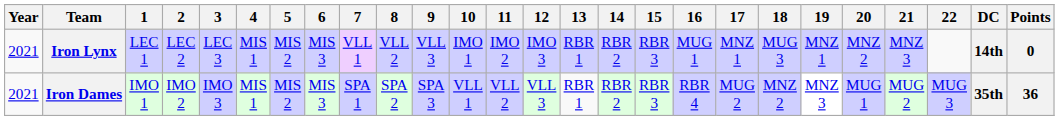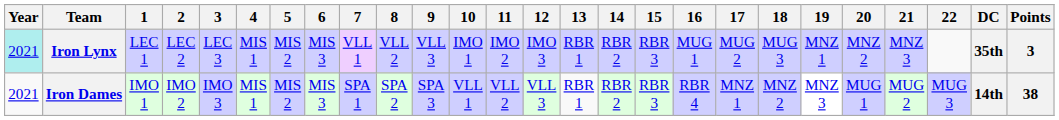(23, 50) no background -> (23, 50) paleturquoise background
(737, 50) MNZ 1 -> (737, 50) MUG 2
(989, 50) 14th -> (989, 50) 35th
(1030, 50) 0 -> (1030, 50) 3
(737, 93) MUG 2 -> (737, 93) MNZ 1
(989, 93) 35th -> (989, 93) 14th
(1030, 93) 36 -> (1030, 93) 38
